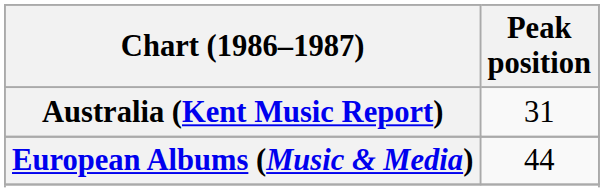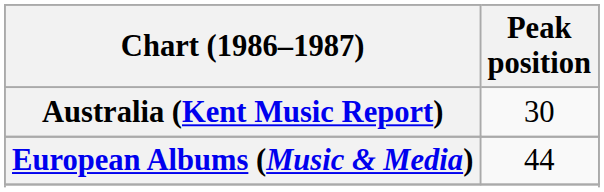(539, 111) 31 -> (539, 111) 30
